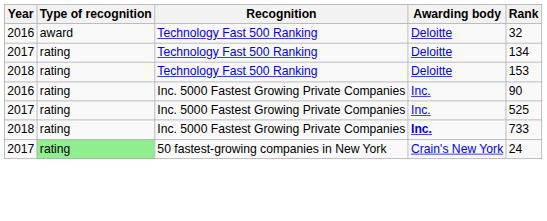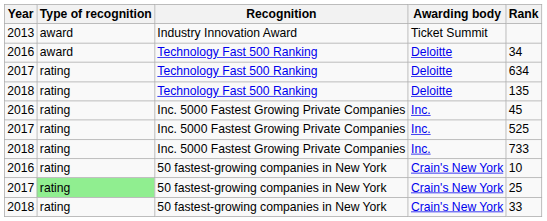+ row: (21, 33)
(516, 33) 32 -> (516, 52) 34
(519, 52) 134 -> (519, 71) 634
(519, 71) 153 -> (519, 91) 135
(516, 91) 90 -> (516, 110) 45
(421, 129) bold -> (421, 149) normal
+ row: (21, 168)
(516, 149) 24 -> (516, 187) 25
+ row: (21, 206)
